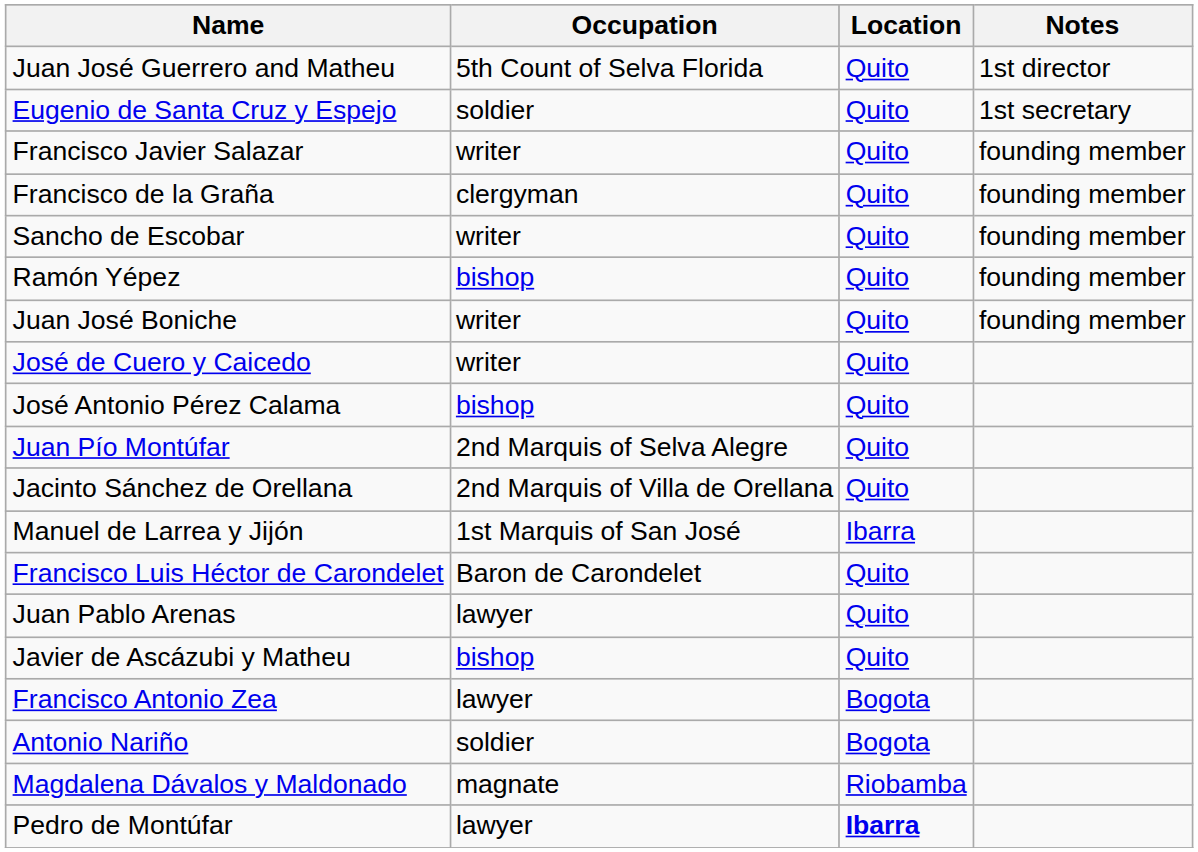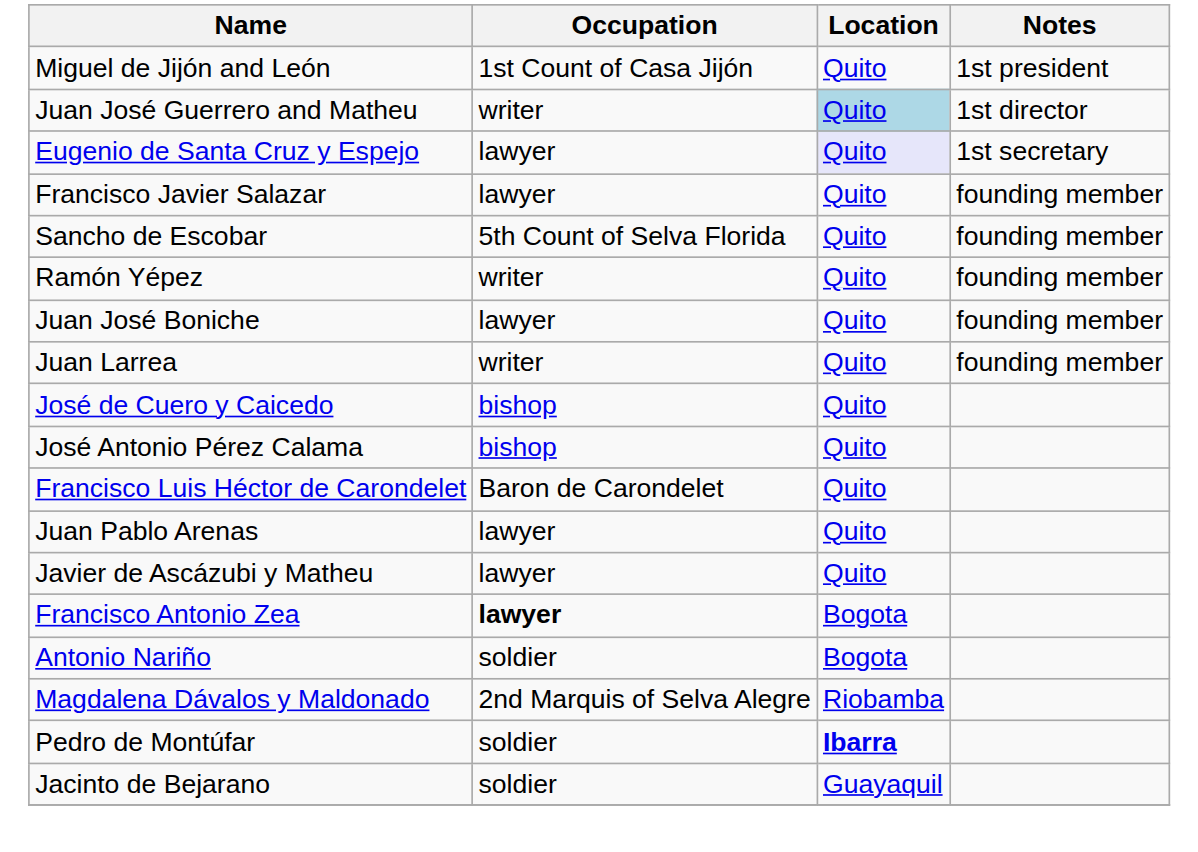+ row: (183, 67)
(609, 67) 5th Count of Selva Florida -> (511, 109) writer
(877, 67) no background -> (855, 109) lightblue background
(495, 109) soldier -> (517, 151) lawyer
(877, 109) no background -> (855, 151) lavender background
(488, 151) writer -> (517, 194) lawyer
- row: (143, 194)
(488, 236) writer -> (632, 236) 5th Count of Selva Florida
(495, 278) bishop -> (511, 278) writer
(488, 320) writer -> (517, 320) lawyer
+ row: (106, 362)
(488, 362) writer -> (518, 404) bishop
- row: (121, 446)
- row: (182, 488)
- row: (158, 531)
(495, 657) bishop -> (517, 573) lawyer
(494, 699) normal -> (520, 615) bold
(508, 783) magnate -> (645, 699) 2nd Marquis of Selva Alegre
(494, 825) lawyer -> (518, 741) soldier
+ row: (153, 783)
